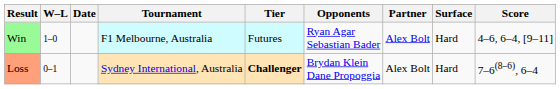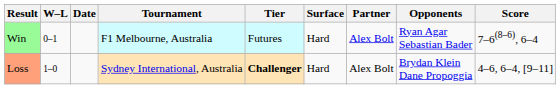columns swapped: (454, 13) <-> (343, 13)
(50, 38) 1–0 -> (50, 38) 0–1
(515, 37) 4–6, 6–4, [9–11] -> (508, 37) 7–6(8–6), 6–4
(50, 69) 0–1 -> (50, 69) 1–0
(508, 68) 7–6(8–6), 6–4 -> (515, 68) 4–6, 6–4, [9–11]
